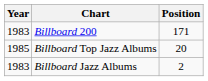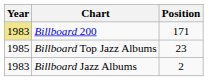(18, 31) no background -> (18, 31) khaki background
(181, 48) 20 -> (181, 48) 23
